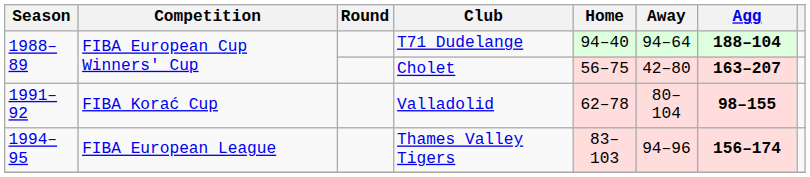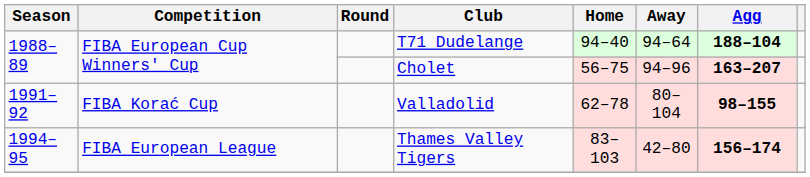(666, 70) 42–80 -> (666, 70) 94–96
(666, 150) 94–96 -> (666, 150) 42–80
